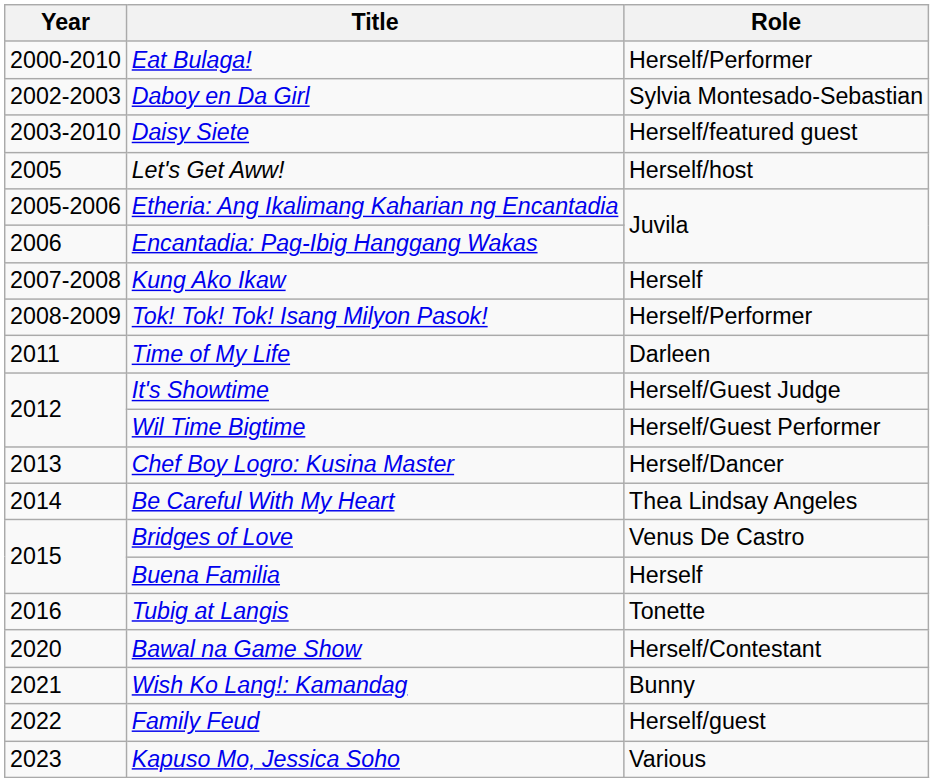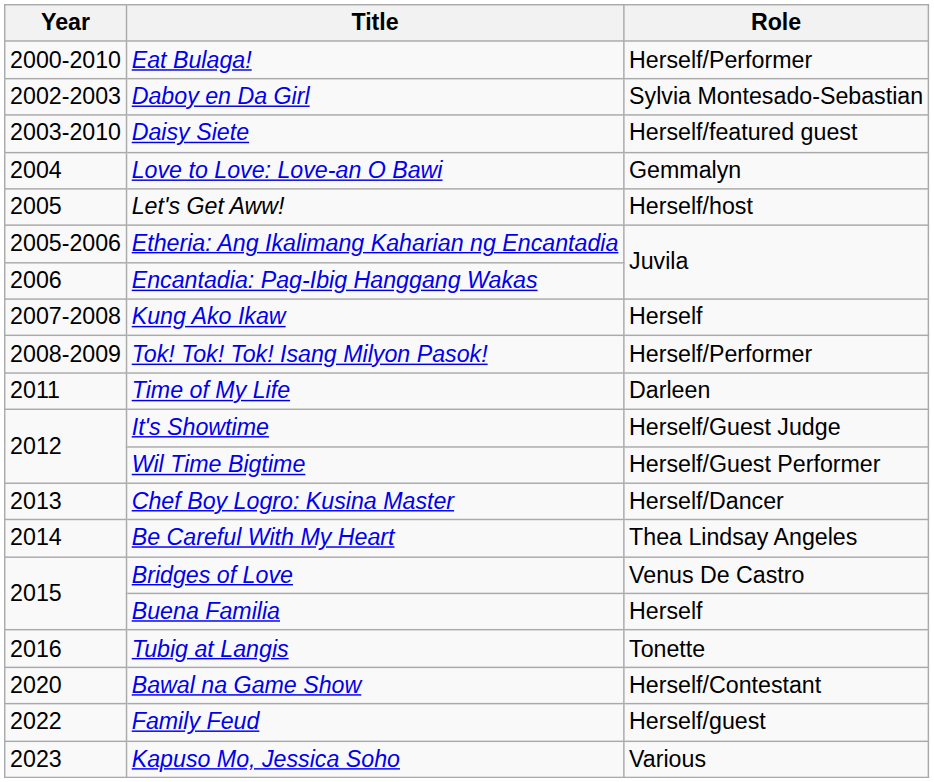+ row: (287, 170)
- row: (270, 685)
